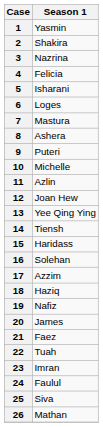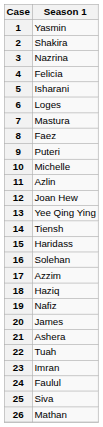(50, 136) Ashera -> (45, 136) Faez
(45, 337) Faez -> (50, 337) Ashera
